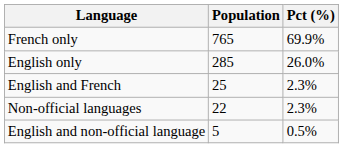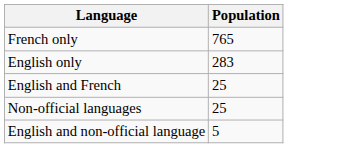- column: (311, 16)
(223, 62) 285 -> (223, 62) 283
(219, 108) 22 -> (219, 108) 25
